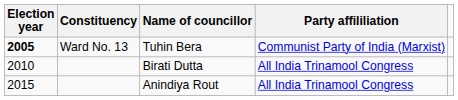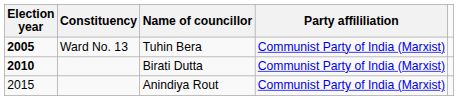(21, 66) normal -> (21, 66) bold
(336, 66) All India Trinamool Congress -> (351, 66) Communist Party of India (Marxist)
(336, 85) All India Trinamool Congress -> (351, 85) Communist Party of India (Marxist)
